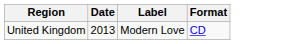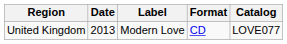+ column: (256, 13)
